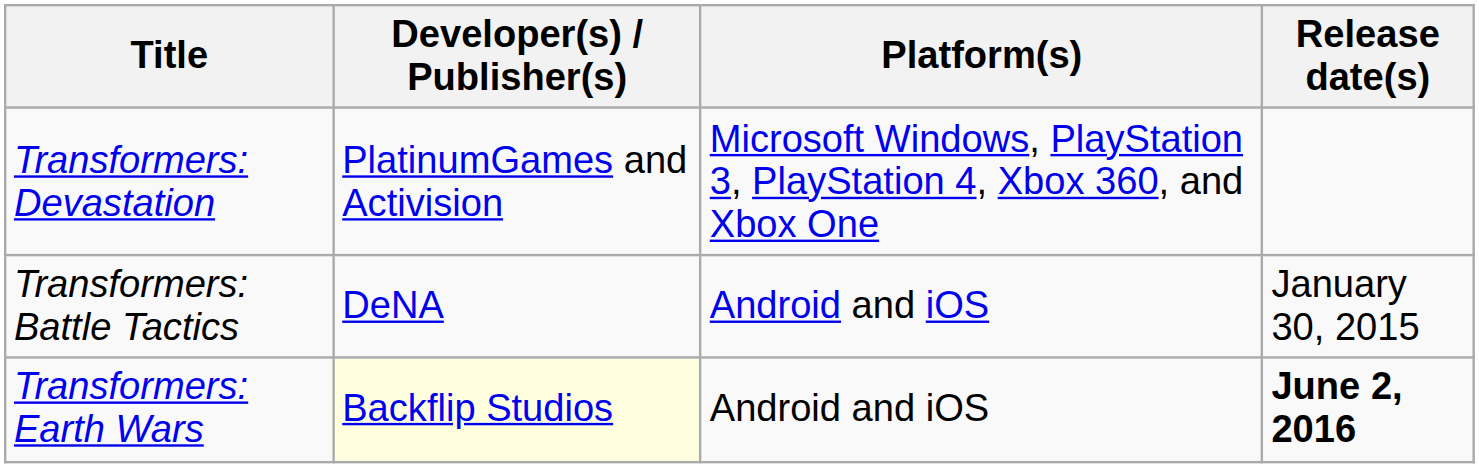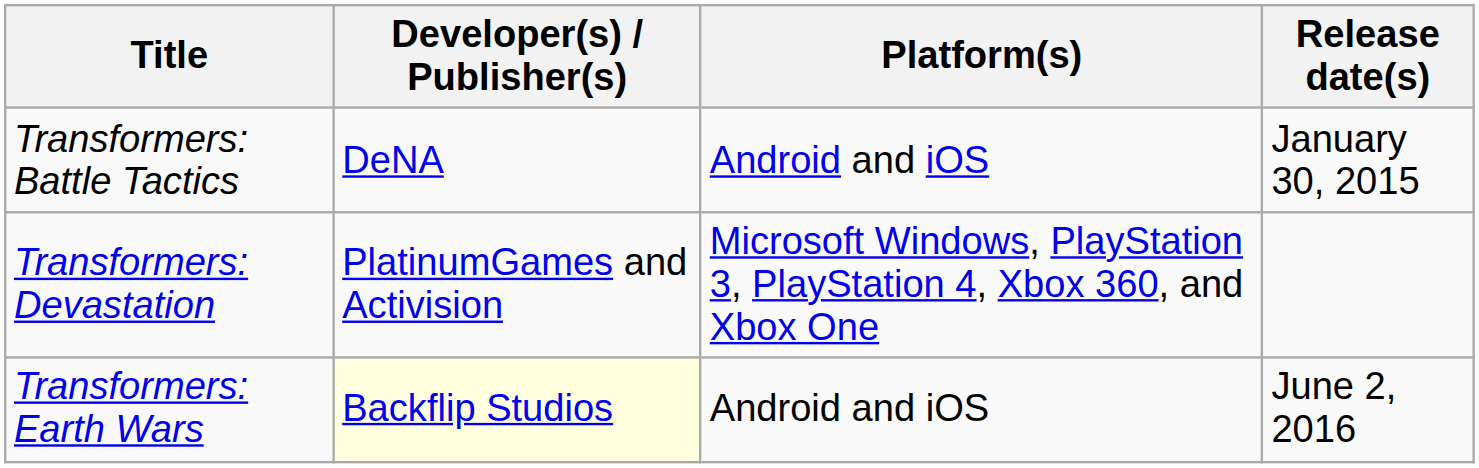rows swapped: (131, 305) <-> (131, 180)
(1337, 408) bold -> (1334, 408) normal
